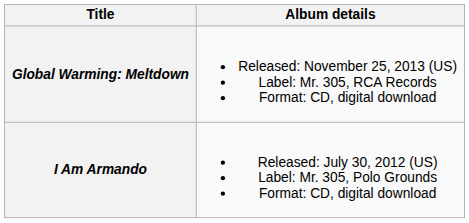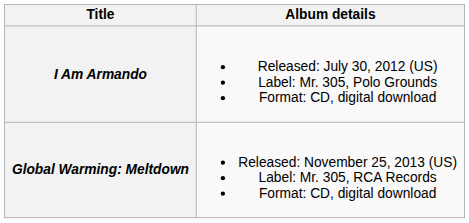rows swapped: (100, 169) <-> (100, 74)
